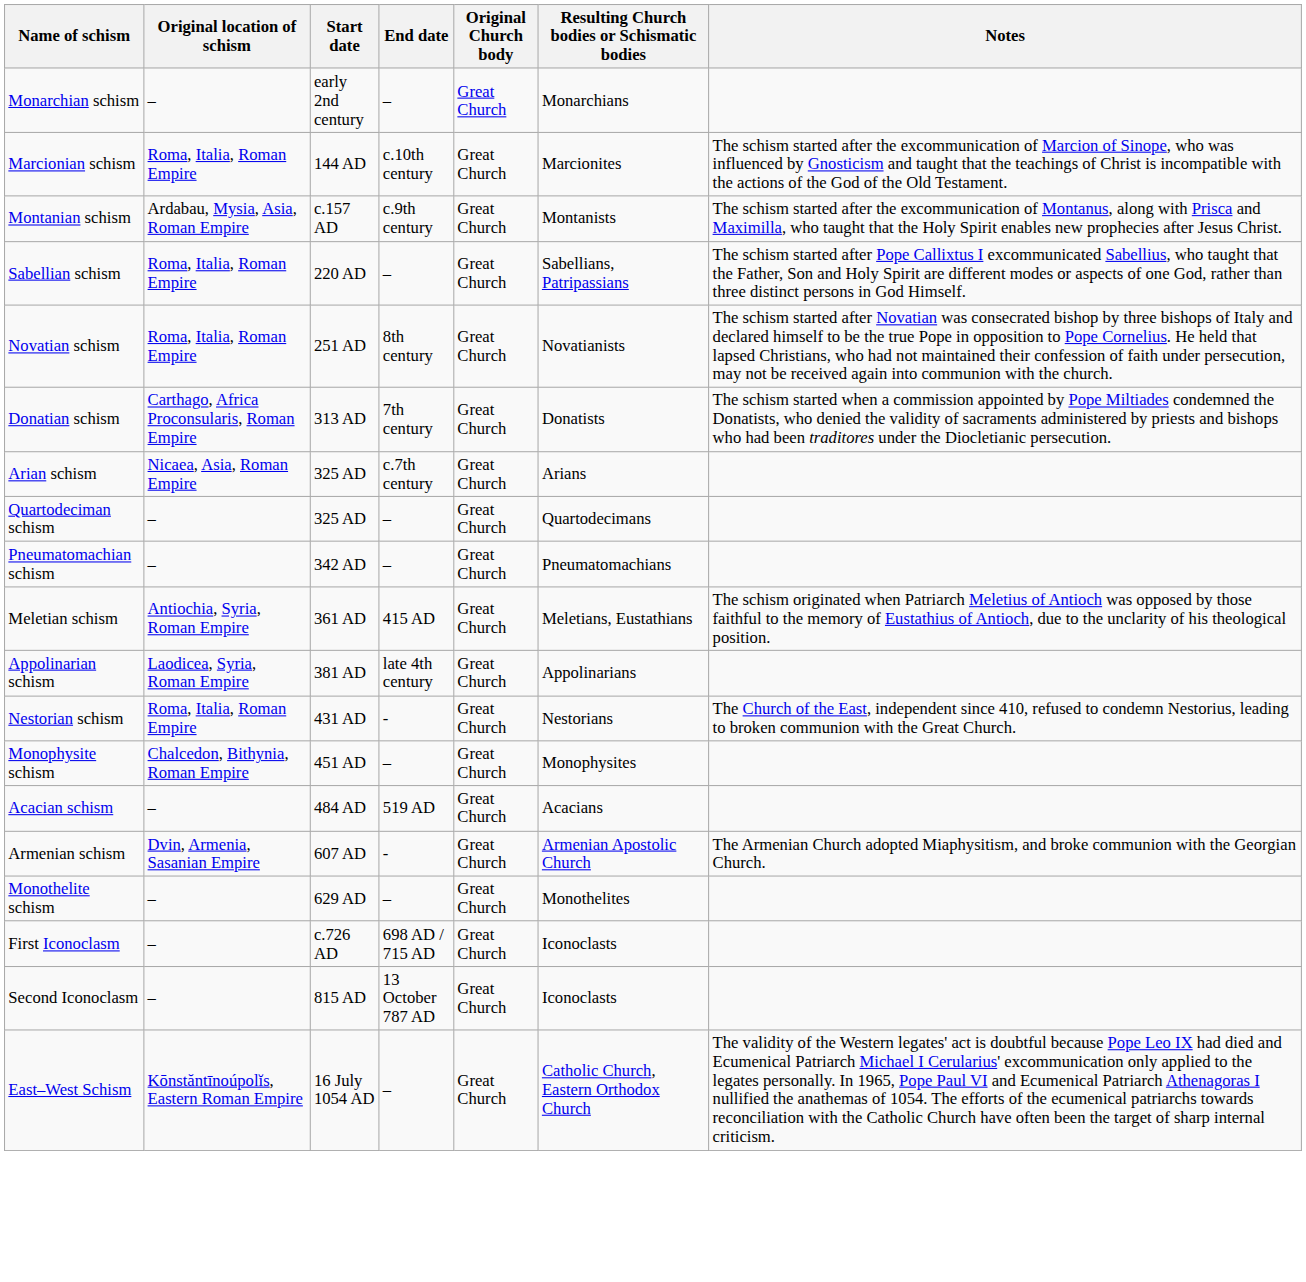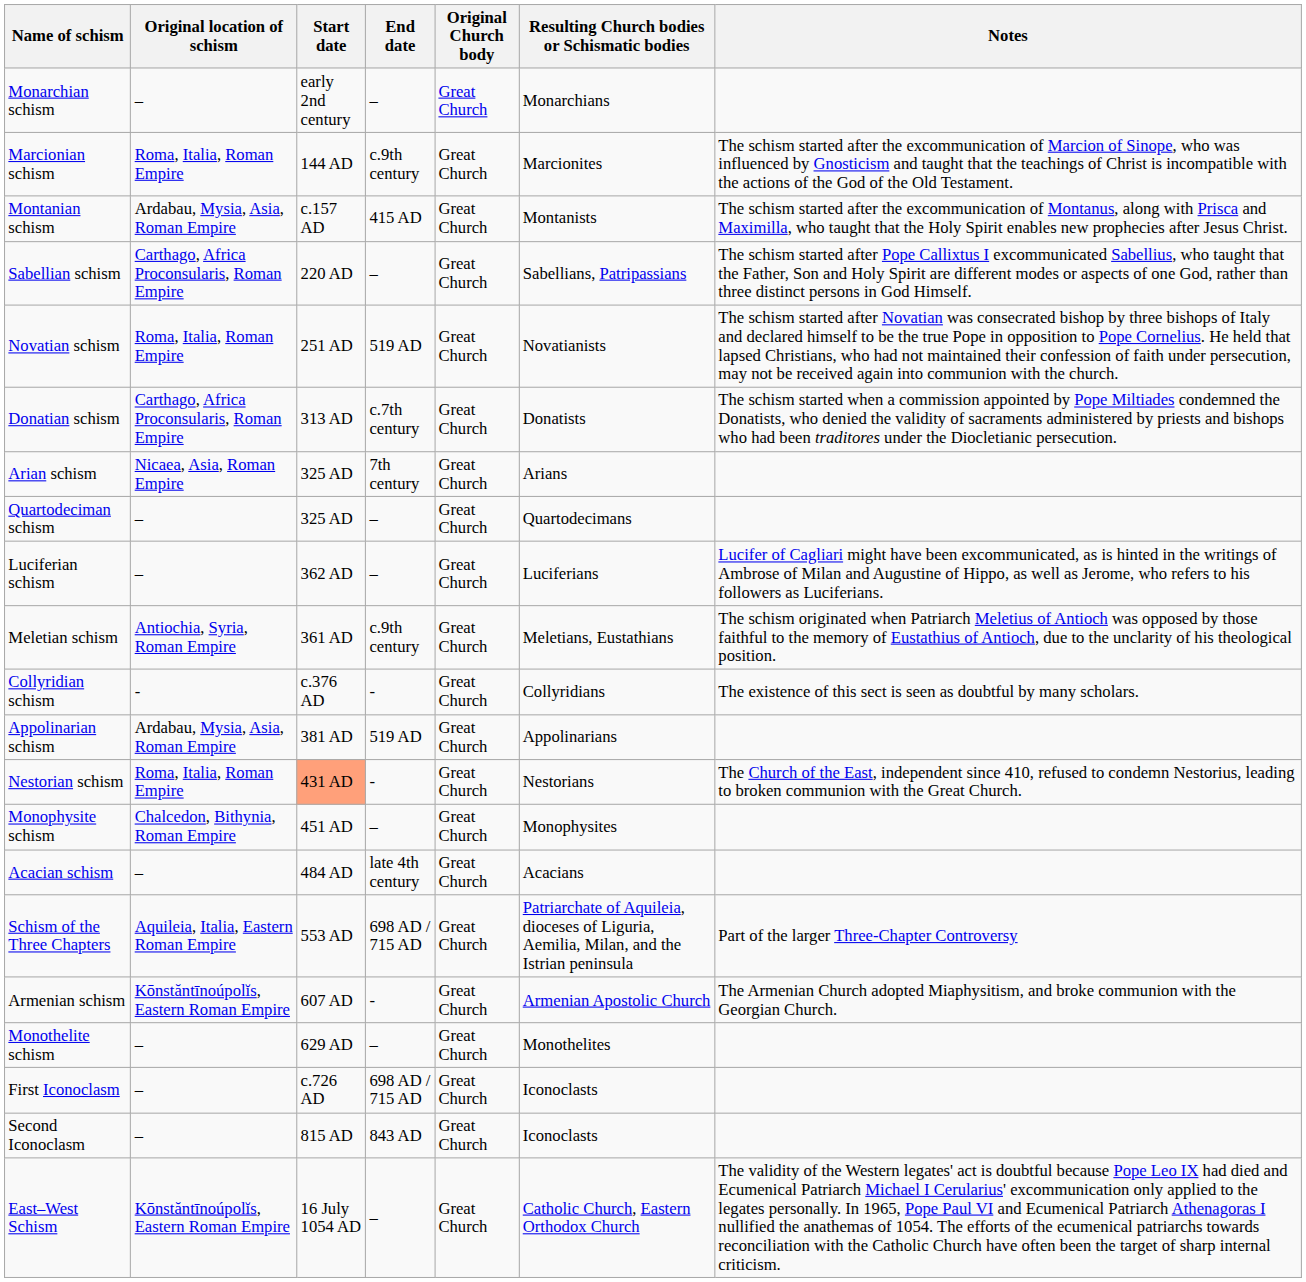(408, 164) c.10th century -> (394, 164) c.9th century
(408, 218) c.9th century -> (396, 218) 415 AD
(217, 273) Roma, Italia, Roman Empire -> (208, 273) Carthago, Africa Proconsularis, Roman Empire
(408, 346) 8th century -> (396, 346) 519 AD
(408, 419) 7th century -> (394, 419) c.7th century
(408, 473) c.7th century -> (394, 473) 7th century
- row: (70, 564)
+ row: (43, 573)
(409, 618) 415 AD -> (394, 637) c.9th century
+ row: (46, 691)
(202, 673) Laodicea, Syria, Roman Empire -> (209, 736) Ardabau, Mysia, Asia, Roman Empire
(408, 673) late 4th century -> (396, 736) 519 AD
(340, 718) no background -> (327, 781) lightsalmon background
(409, 808) 519 AD -> (394, 872) late 4th century
+ row: (59, 936)
(204, 853) Dvin, Armenia, Sasanian Empire -> (212, 999) Kōnstăntīnoúpolĭs, Eastern Roman Empire
(410, 998) 13 October 787 AD -> (396, 1135) 843 AD
